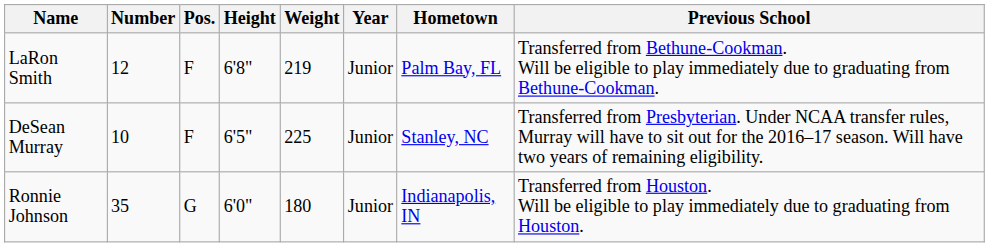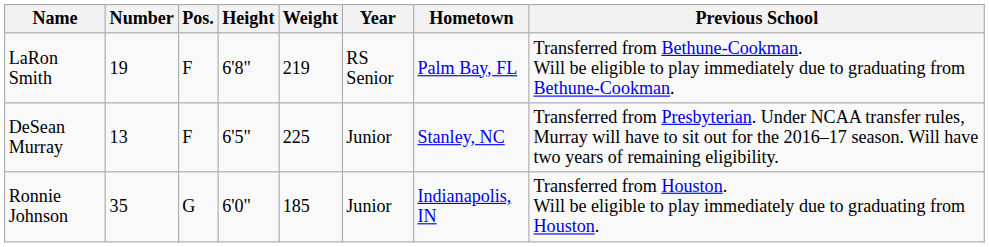(120, 67) 12 -> (119, 67) 19
(370, 67) Junior -> (370, 67) RS Senior
(120, 137) 10 -> (119, 137) 13
(298, 206) 180 -> (296, 206) 185
